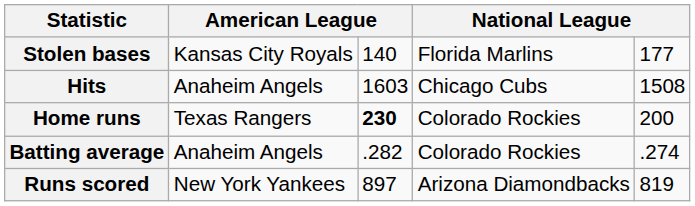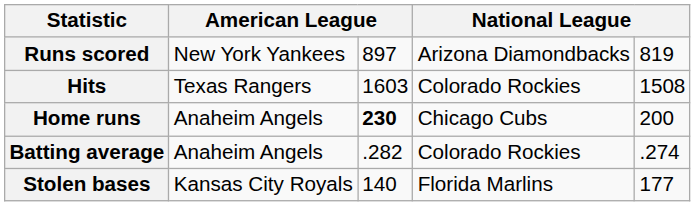rows swapped: (87, 184) <-> (87, 53)
(248, 86) Anaheim Angels -> (243, 86) Texas Rangers
(482, 86) Chicago Cubs -> (499, 86) Colorado Rockies
(243, 119) Texas Rangers -> (248, 119) Anaheim Angels
(499, 119) Colorado Rockies -> (482, 119) Chicago Cubs
